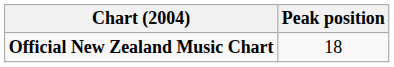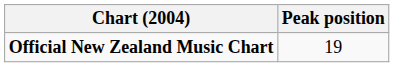(333, 47) 18 -> (333, 47) 19
